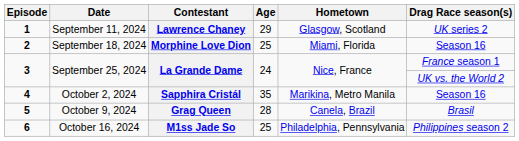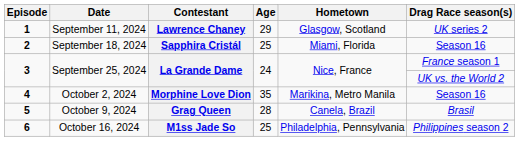(201, 45) Morphine Love Dion -> (201, 45) Sapphira Cristál
(201, 95) Sapphira Cristál -> (201, 95) Morphine Love Dion
